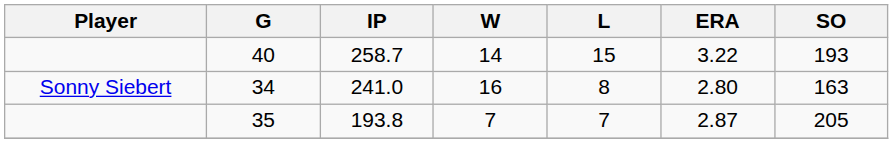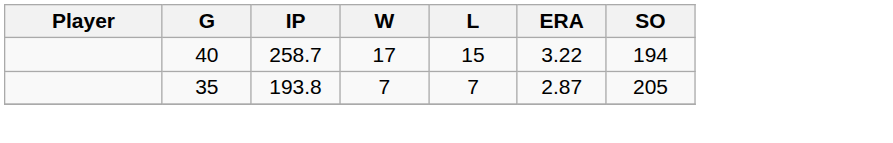(490, 54) 14 -> (384, 54) 17
(831, 54) 193 -> (650, 54) 194
- row: (263, 87)
